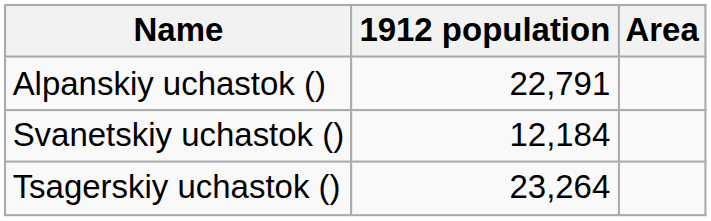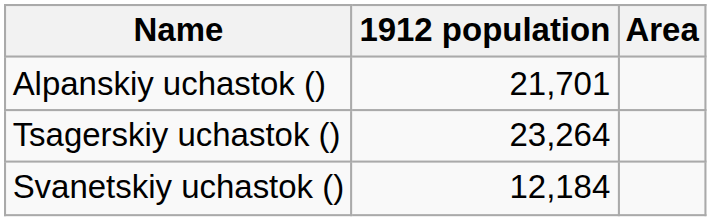(560, 82) 22,791 -> (560, 82) 21,701
rows swapped: (178, 135) <-> (177, 187)
